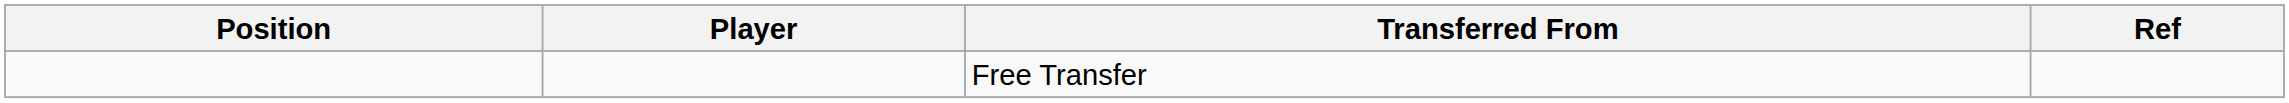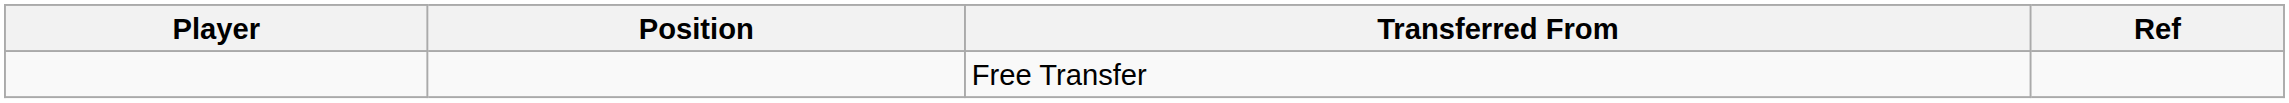columns swapped: (274, 28) <-> (754, 28)
